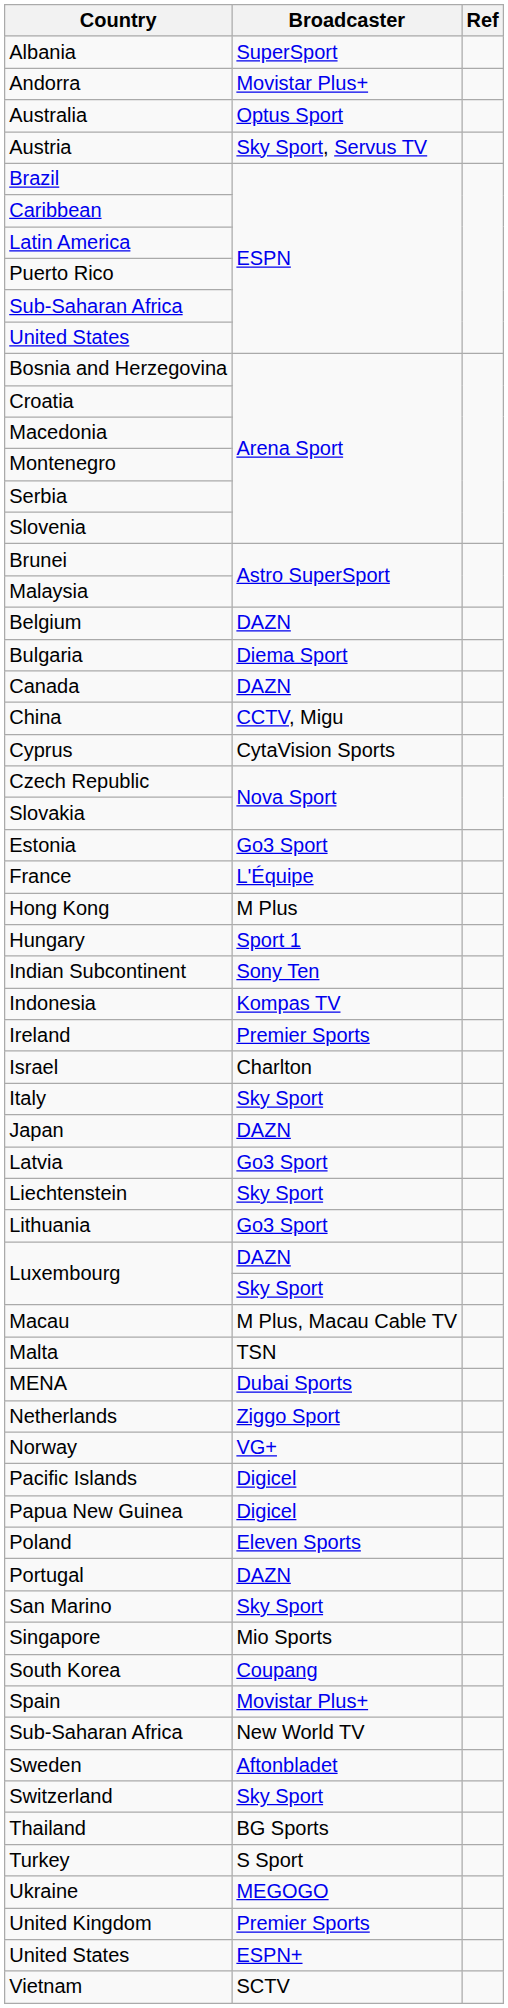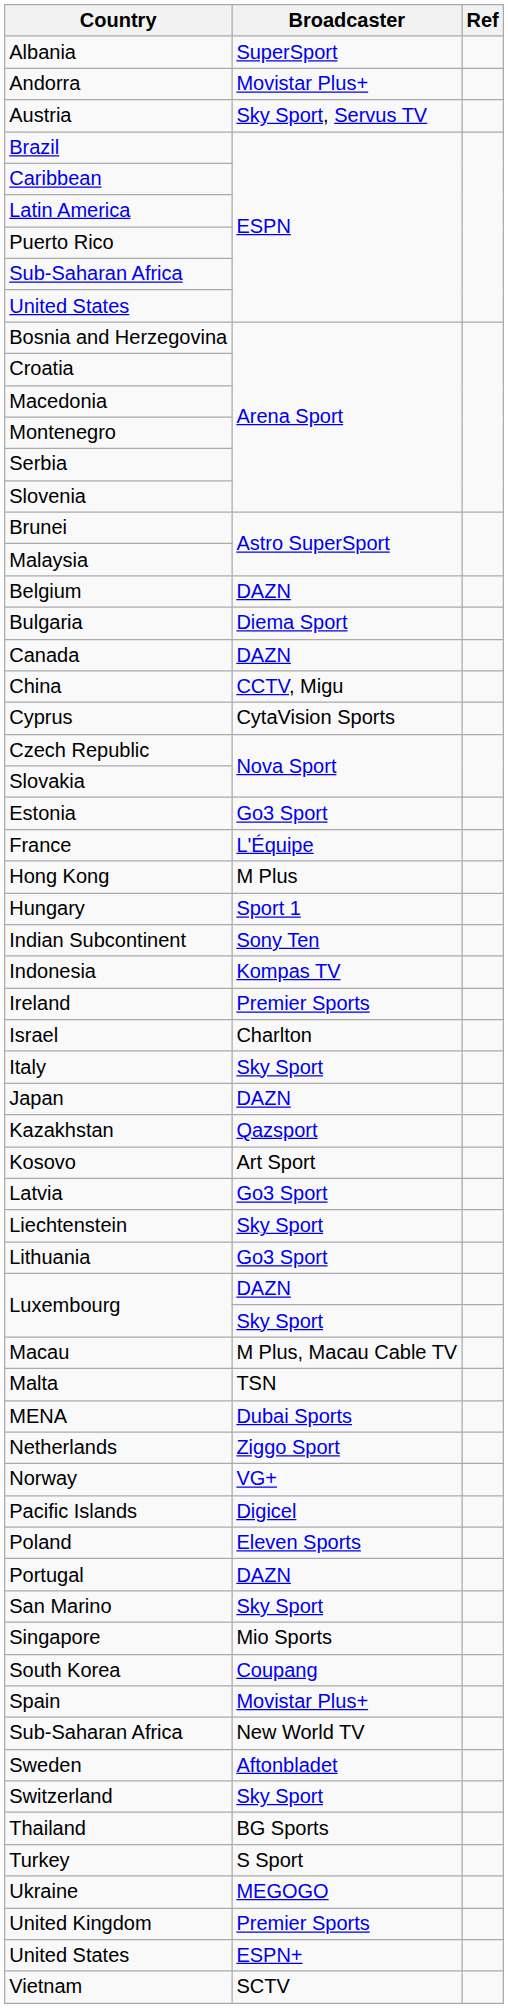- row: (48, 115)
+ row: (61, 1130)
+ row: (43, 1162)
- row: (96, 1511)
